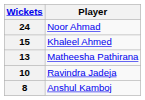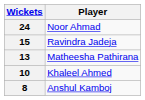(79, 42) Khaleel Ahmed -> (82, 42) Ravindra Jadeja
(82, 73) Ravindra Jadeja -> (79, 73) Khaleel Ahmed
